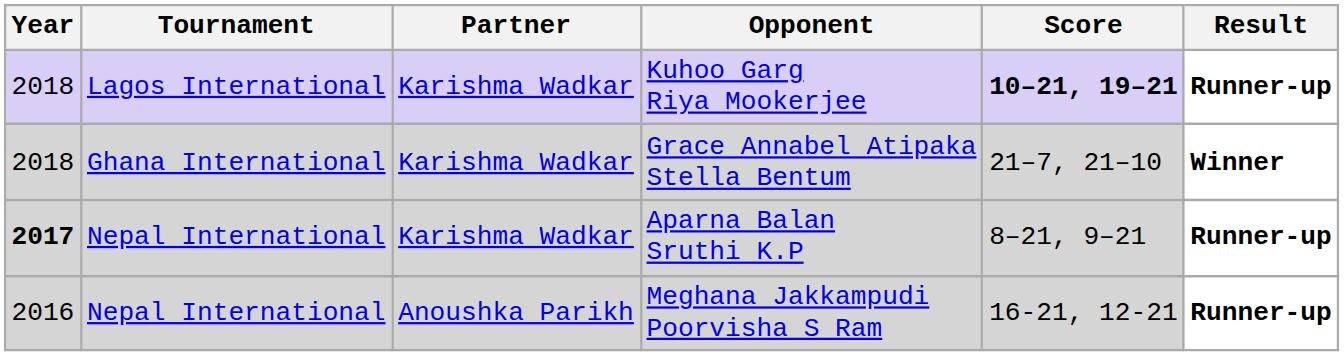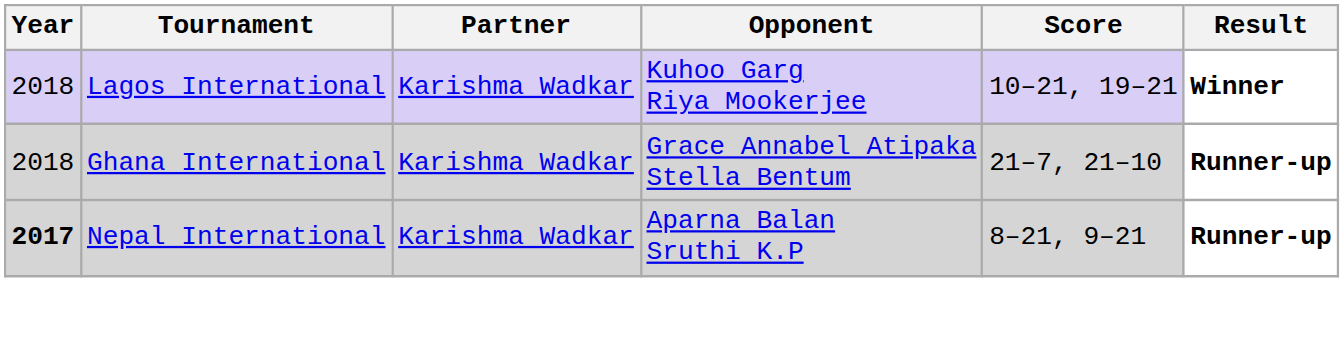(1083, 87) bold -> (1083, 87) normal
(1261, 87) Runner-up -> (1238, 87) Winner
(1238, 162) Winner -> (1261, 162) Runner-up
- row: (788, 313)
